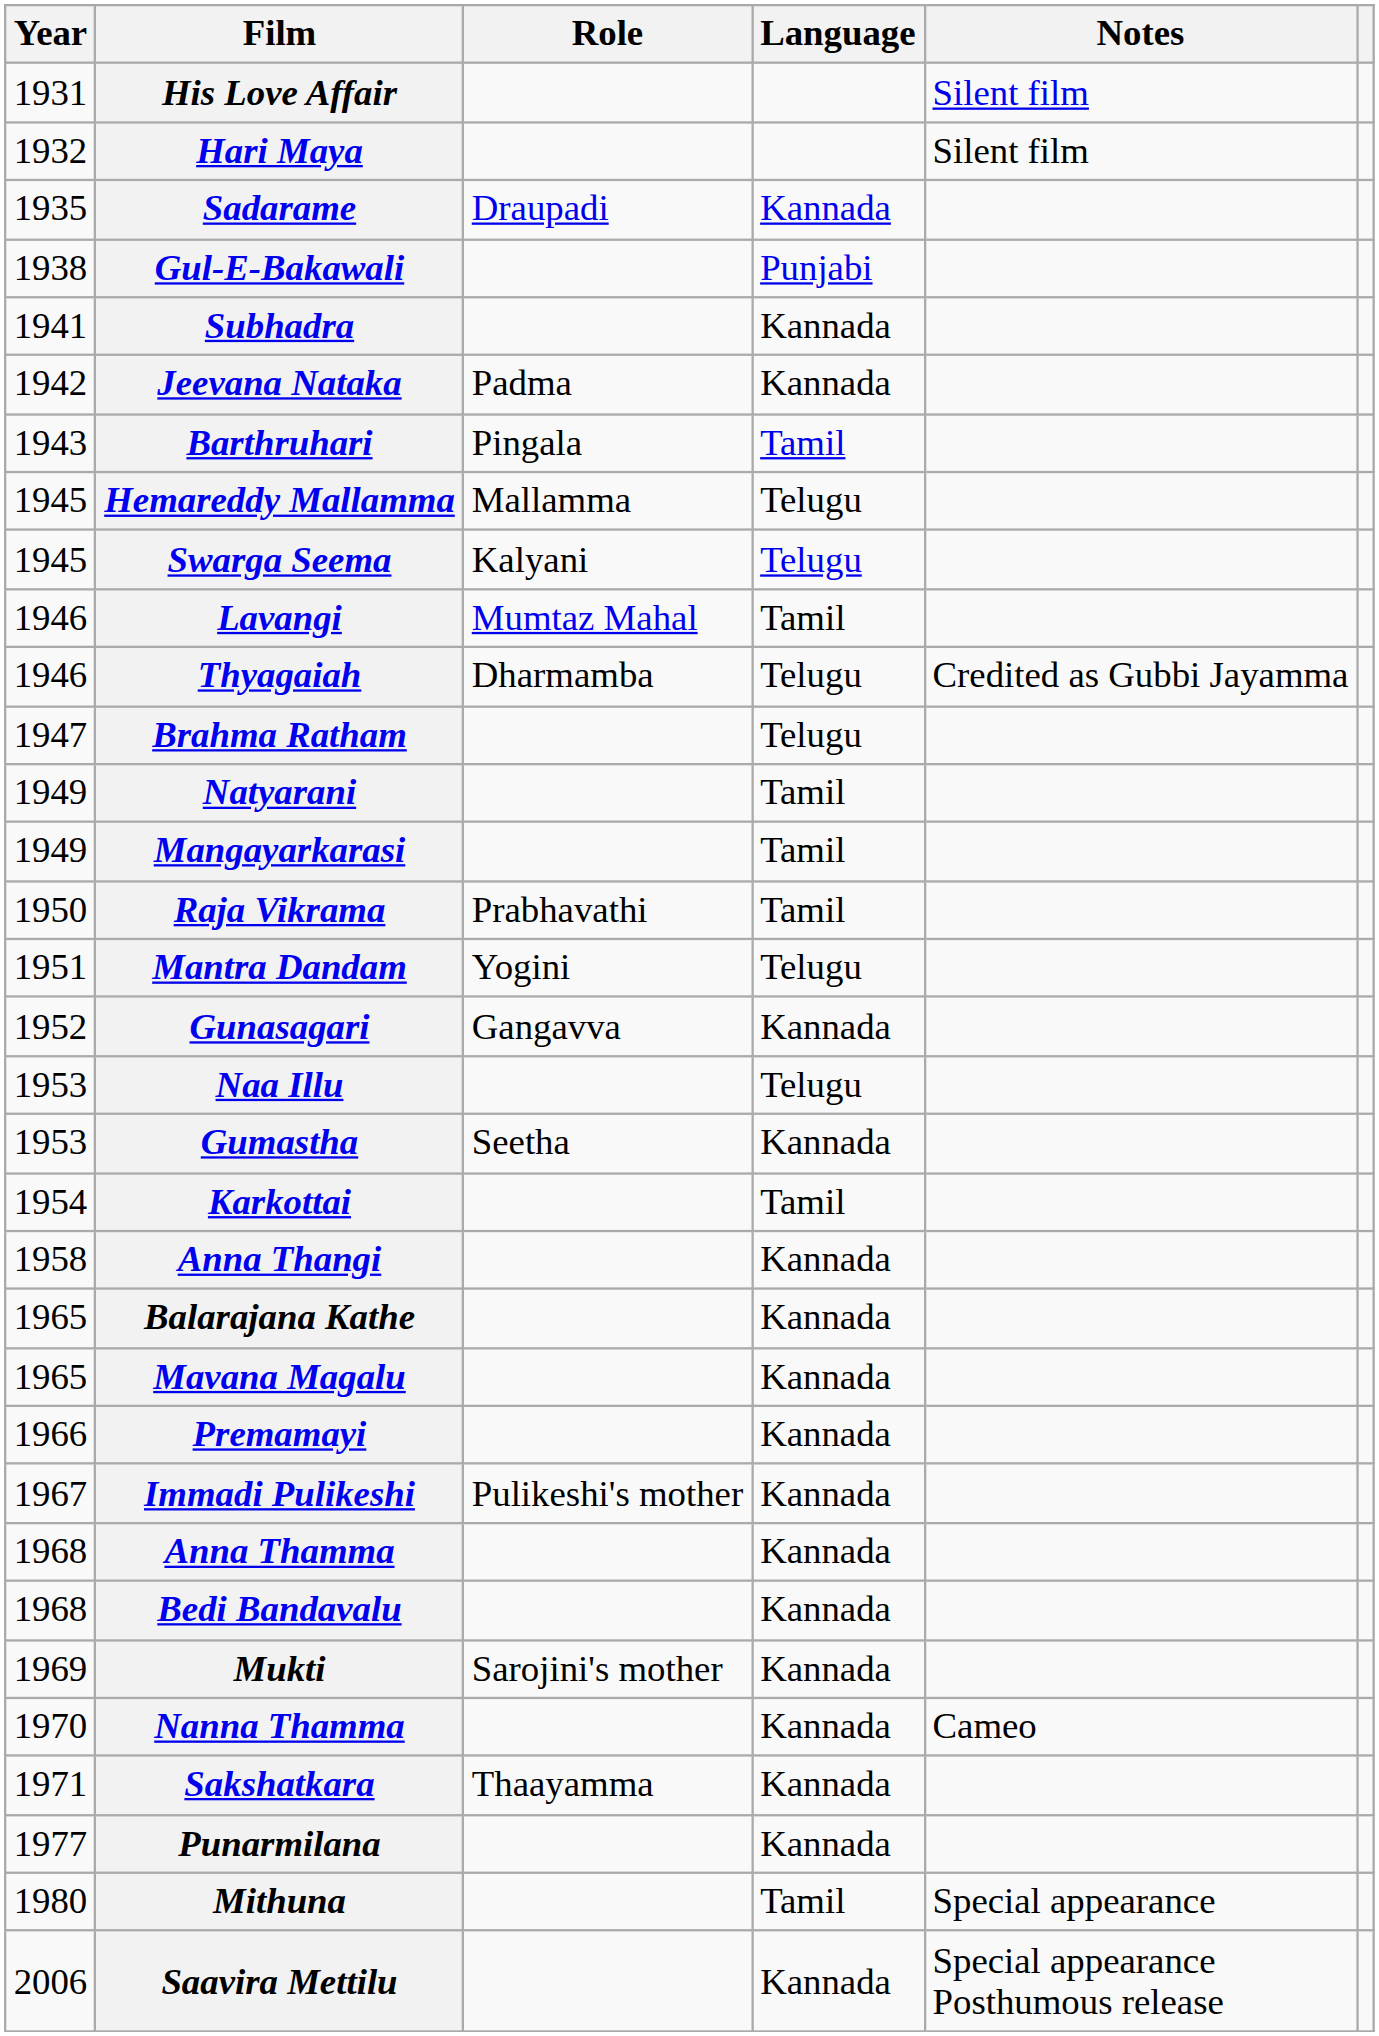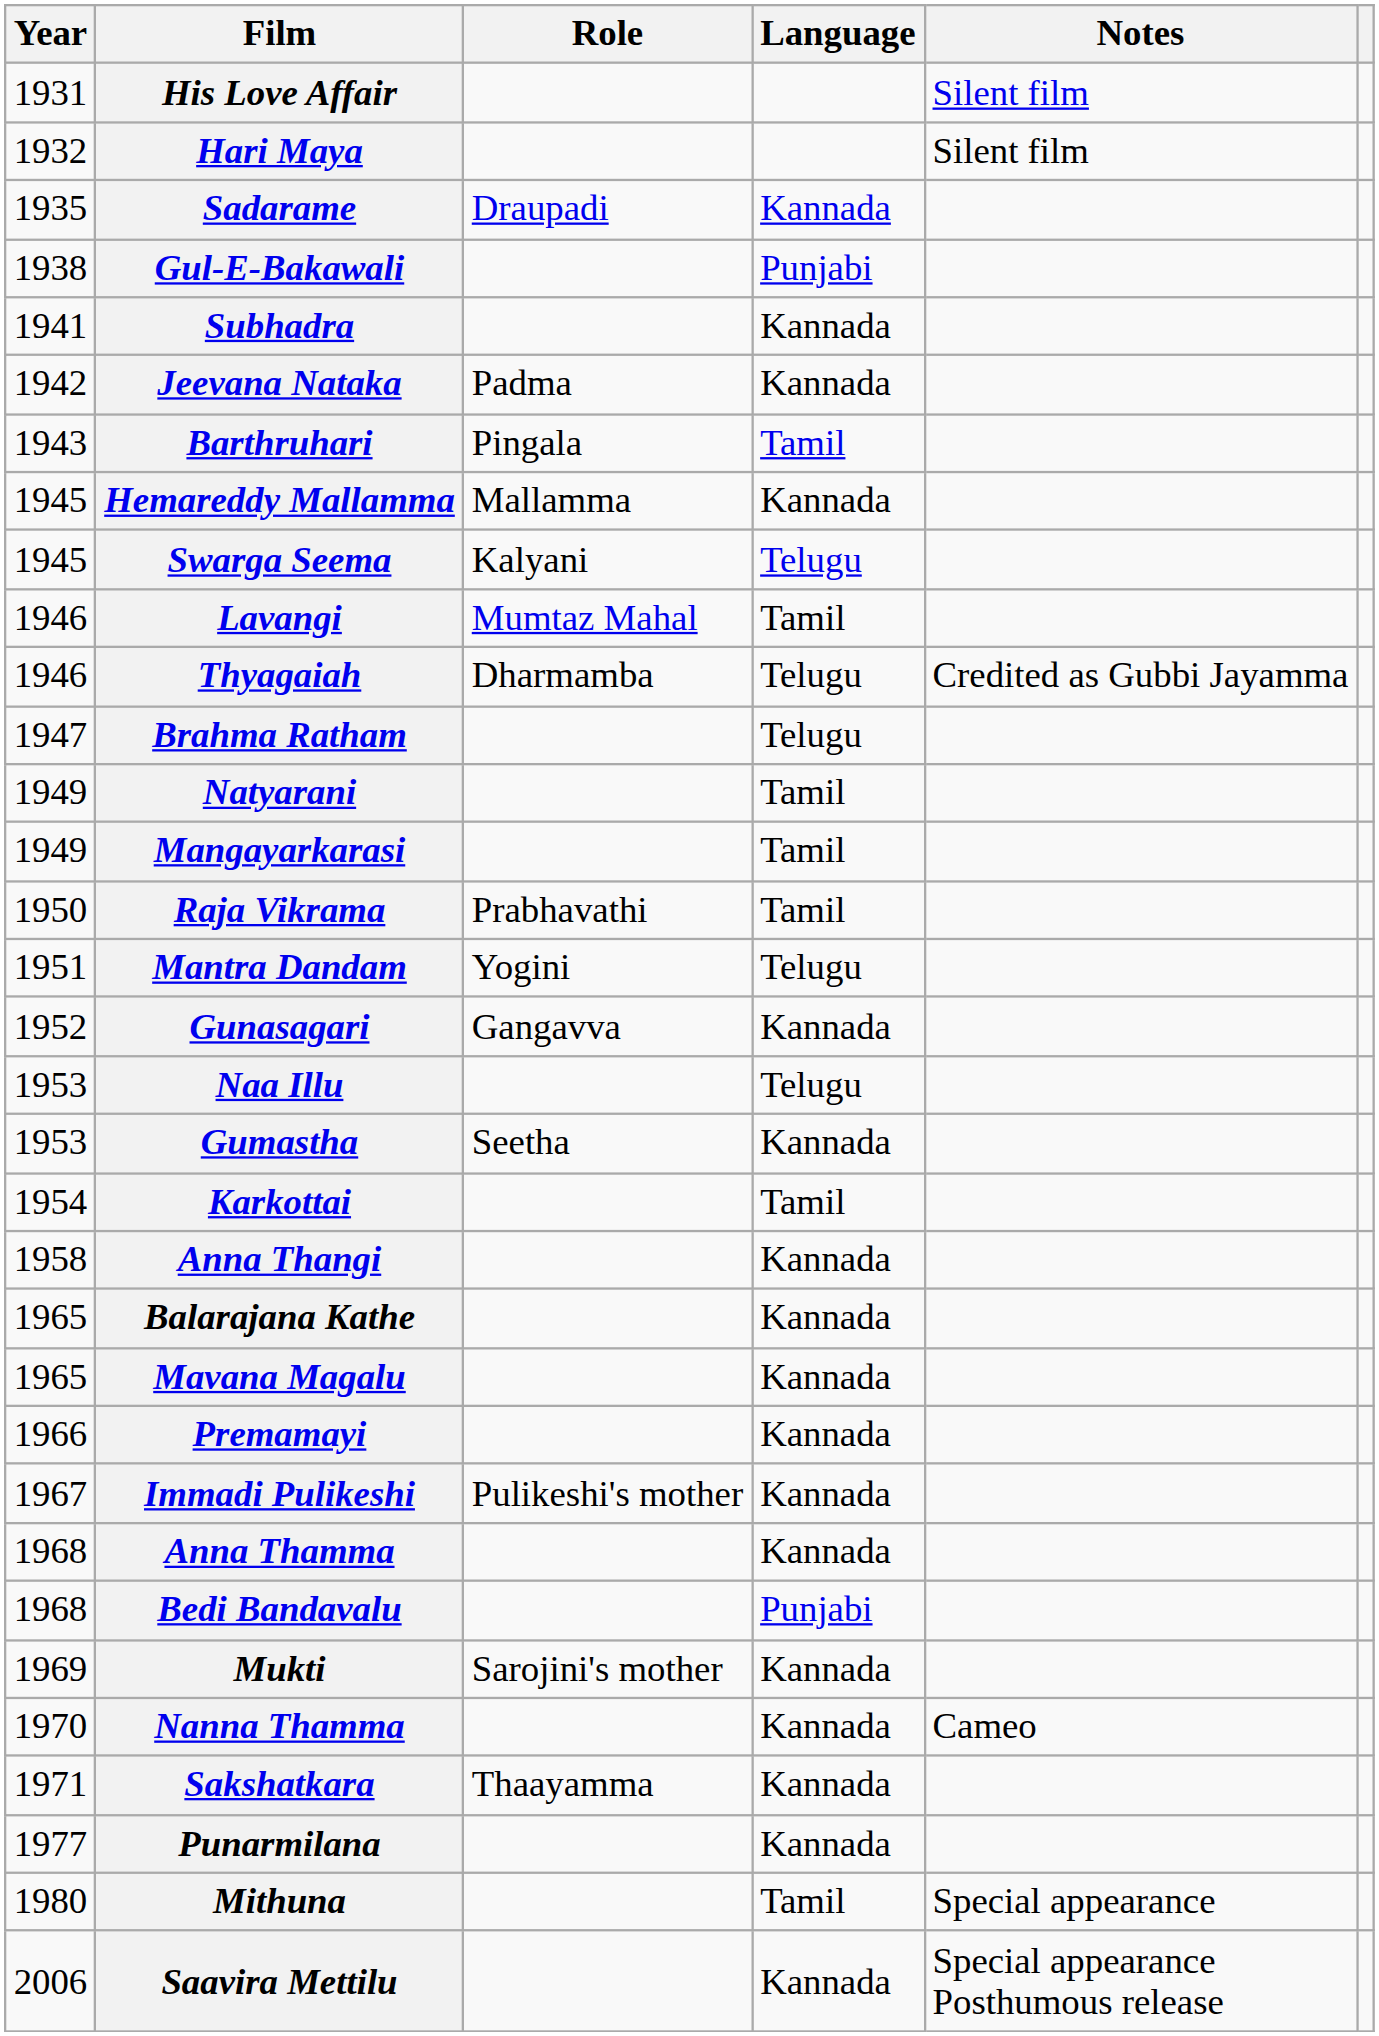(811, 500) Telugu -> (826, 500) Kannada
(826, 1609) Kannada -> (816, 1609) Punjabi
